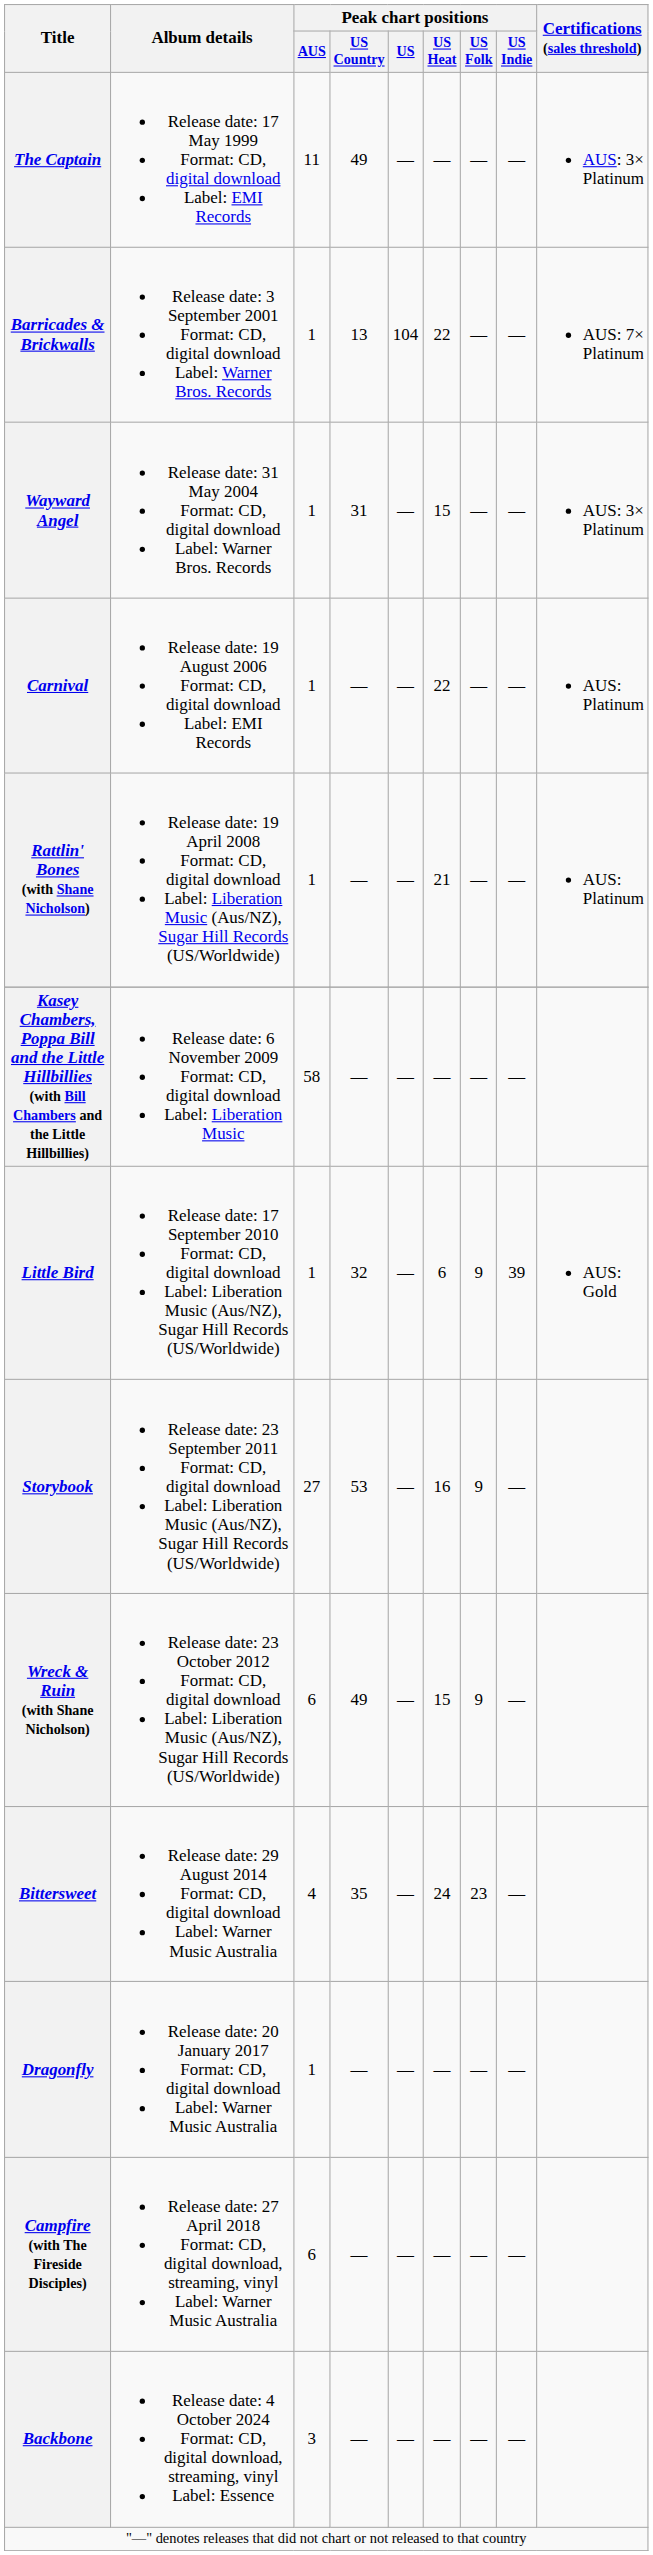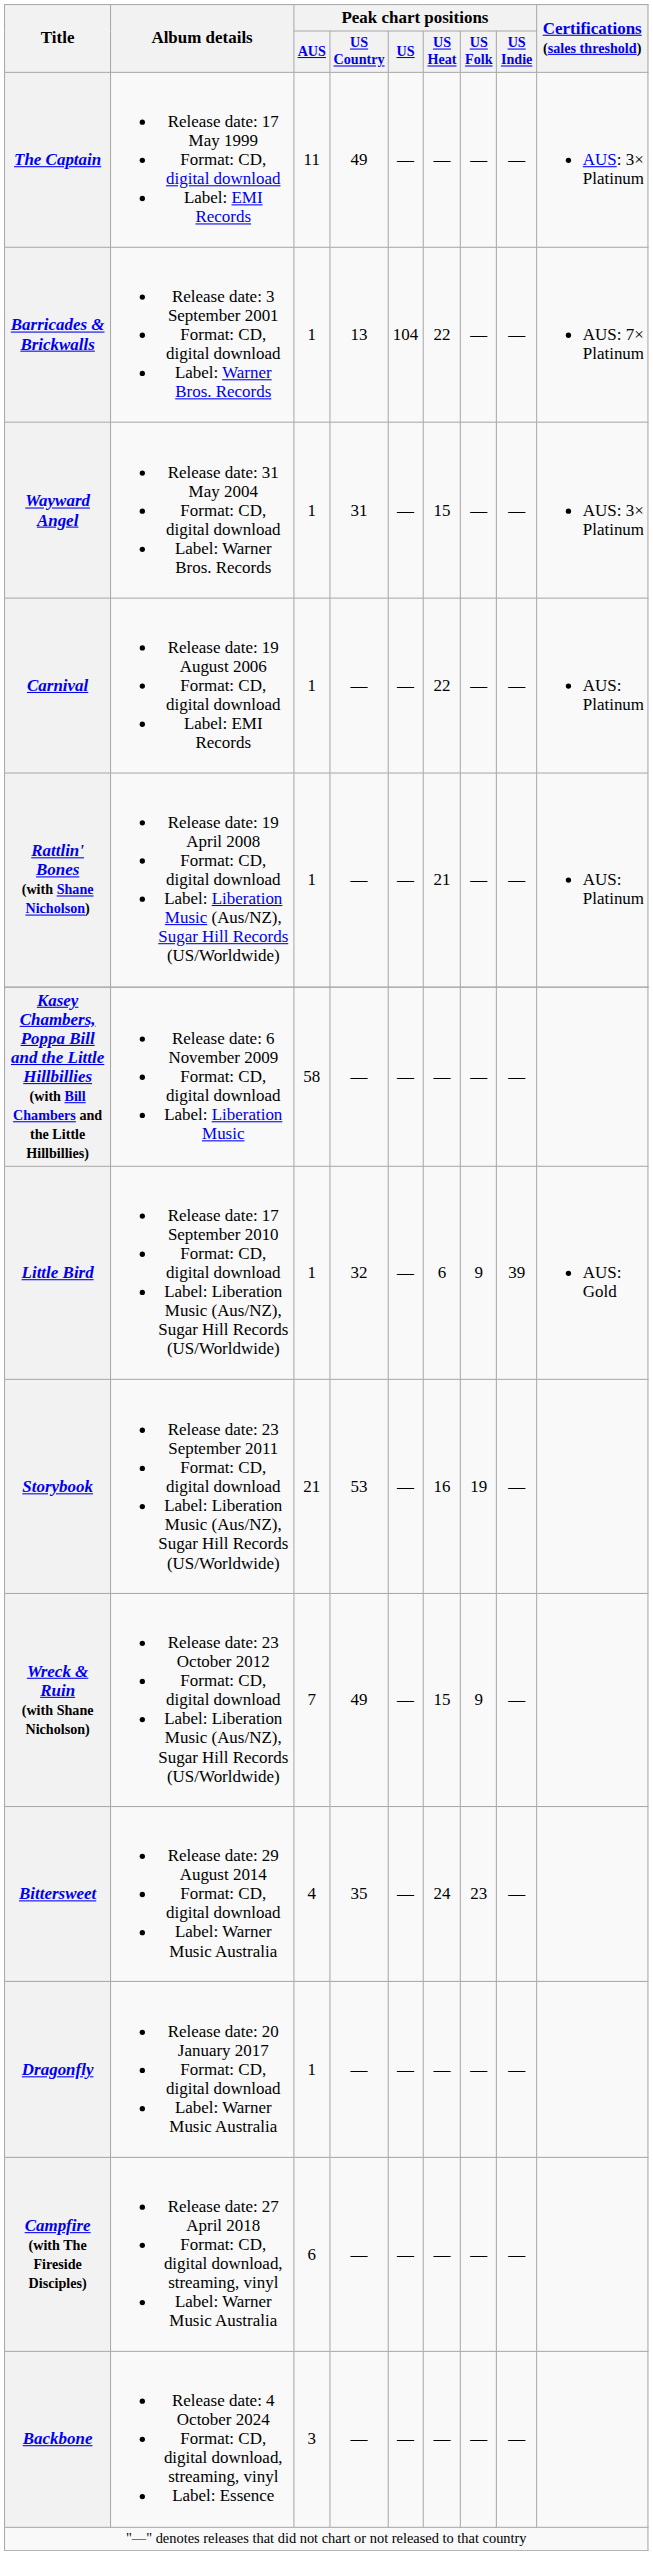(312, 1486) 27 -> (312, 1486) 21
(479, 1486) 9 -> (479, 1486) 19
(312, 1699) 6 -> (312, 1699) 7
